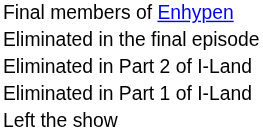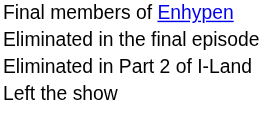- row: (127, 94)
